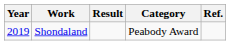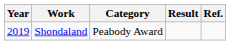columns swapped: (163, 13) <-> (108, 13)
